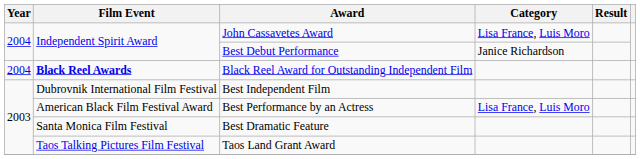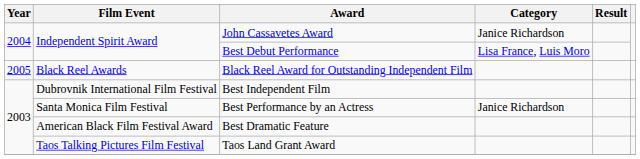(534, 32) Lisa France, Luis Moro -> (521, 32) Janice Richardson
(521, 51) Janice Richardson -> (534, 51) Lisa France, Luis Moro
(19, 70) 2004 -> (19, 70) 2005
(84, 70) bold -> (81, 70) normal
(124, 107) American Black Film Festival Award -> (102, 107) Santa Monica Film Festival
(534, 107) Lisa France, Luis Moro -> (521, 107) Janice Richardson
(102, 126) Santa Monica Film Festival -> (124, 126) American Black Film Festival Award
